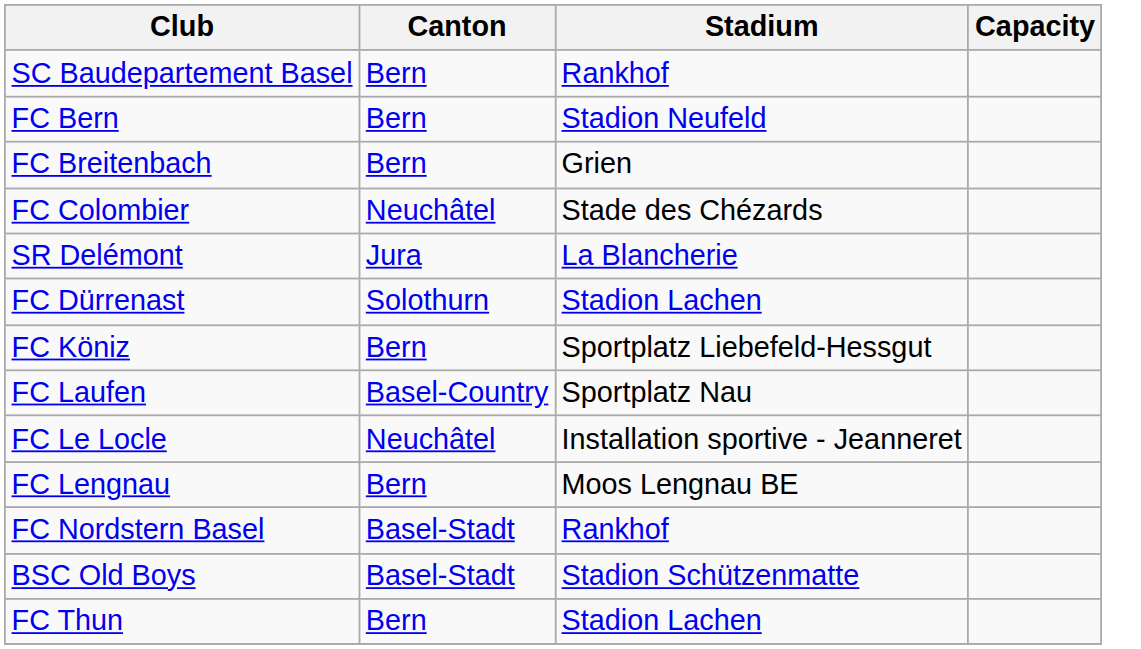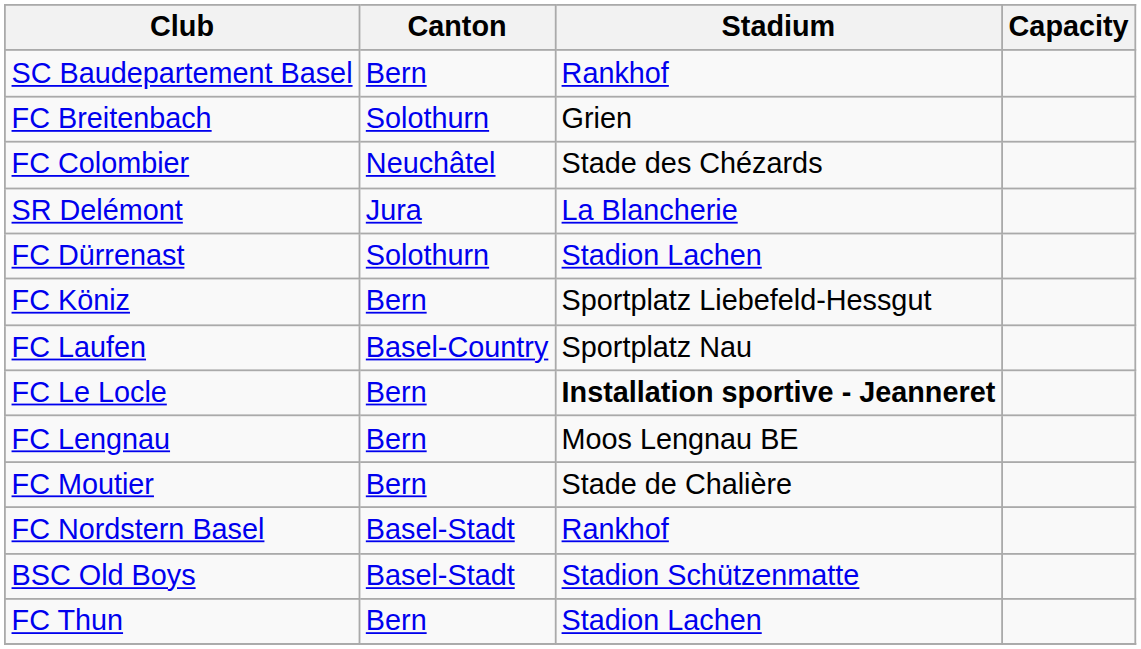- row: (65, 118)
(396, 164) Bern -> (427, 118) Solothurn
(431, 438) Neuchâtel -> (396, 392) Bern
(762, 438) normal -> (778, 392) bold
+ row: (83, 484)
